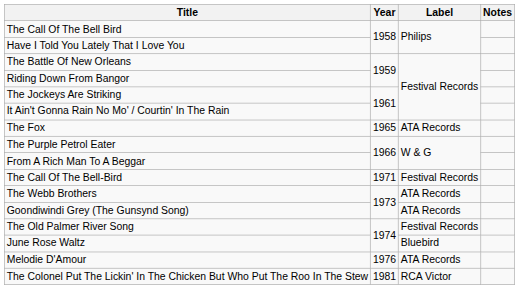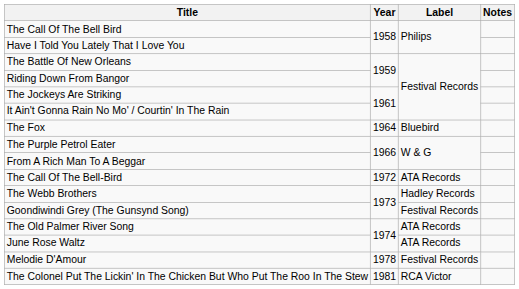(384, 128) 1965 -> (384, 128) 1964
(431, 128) ATA Records -> (420, 128) Bluebird
(384, 177) 1971 -> (384, 177) 1972
(440, 177) Festival Records -> (431, 177) ATA Records
(431, 194) ATA Records -> (438, 194) Hadley Records
(431, 210) ATA Records -> (440, 210) Festival Records
(440, 227) Festival Records -> (431, 227) ATA Records
(420, 243) Bluebird -> (431, 243) ATA Records
(384, 260) 1976 -> (384, 260) 1978
(431, 260) ATA Records -> (440, 260) Festival Records
